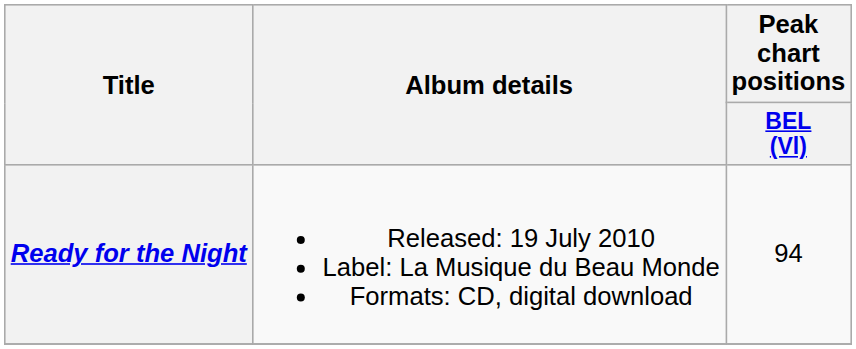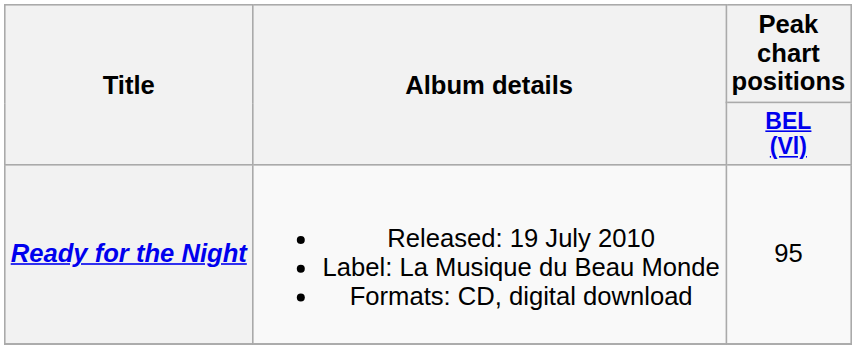(788, 253) 94 -> (788, 253) 95
